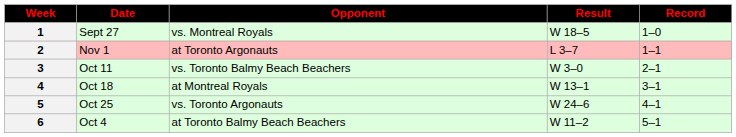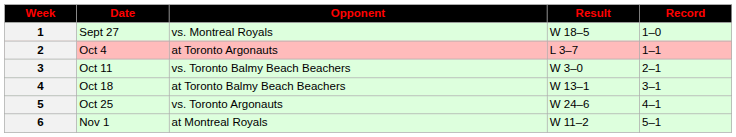(94, 50) Nov 1 -> (93, 50) Oct 4
(220, 86) at Montreal Royals -> (259, 86) at Toronto Balmy Beach Beachers
(93, 123) Oct 4 -> (94, 123) Nov 1
(259, 123) at Toronto Balmy Beach Beachers -> (220, 123) at Montreal Royals
